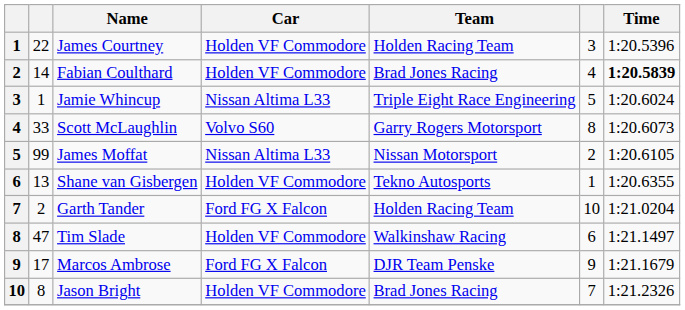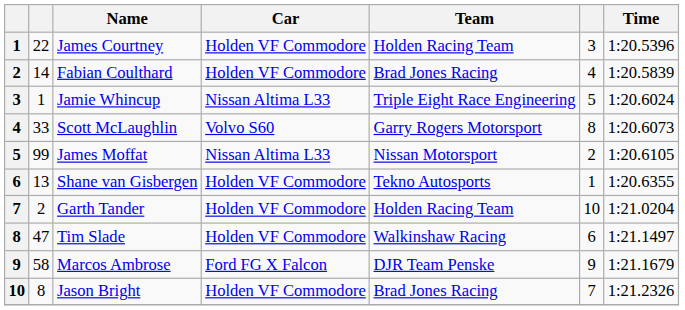(641, 73) bold -> (641, 73) normal
(266, 209) Ford FG X Falcon -> (285, 209) Holden VF Commodore
(41, 264) 17 -> (41, 264) 58
